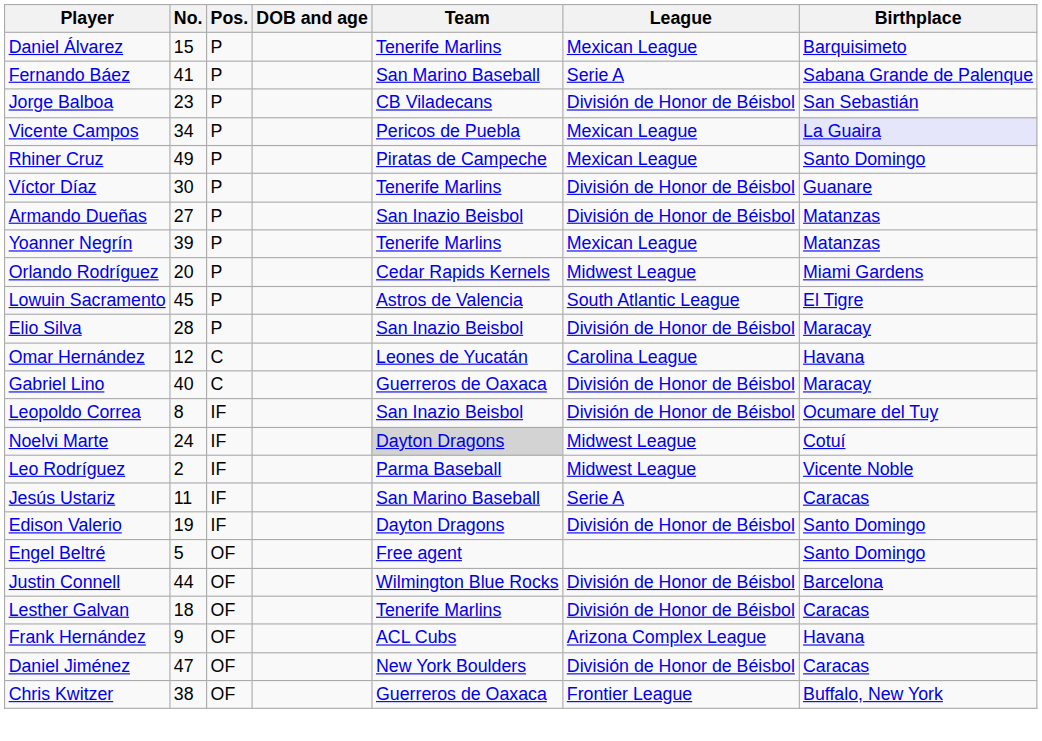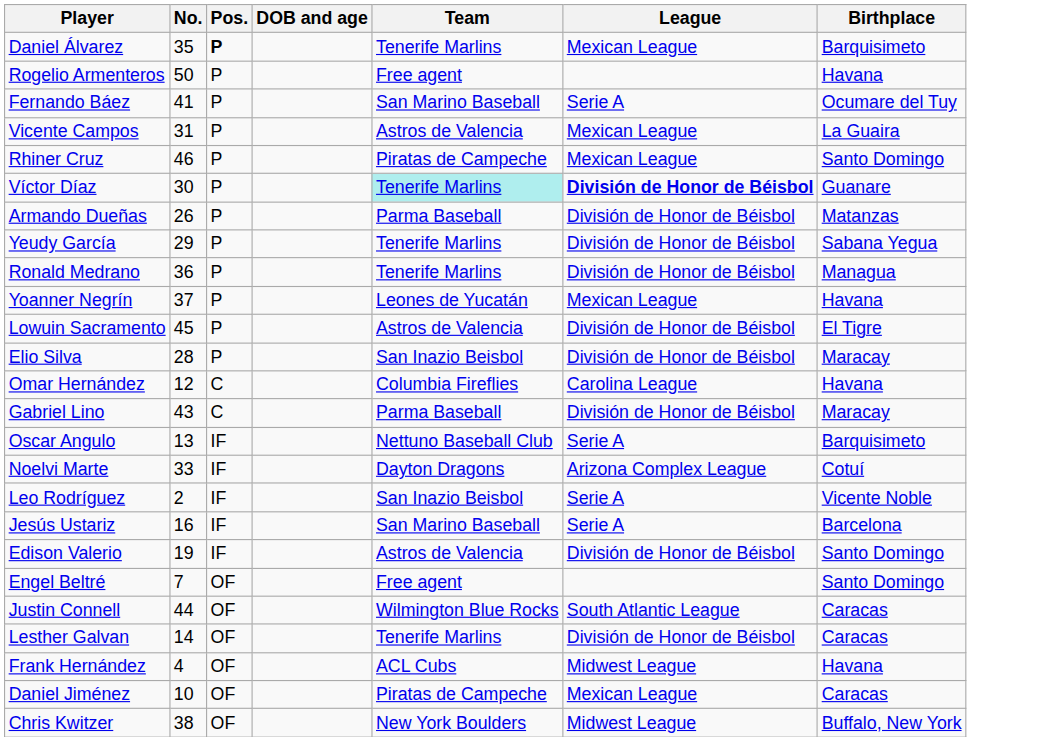(184, 46) 15 -> (184, 46) 35
(217, 46) normal -> (217, 46) bold
+ row: (87, 74)
(918, 74) Sabana Grande de Palenque -> (889, 103) Ocumare del Tuy
- row: (61, 103)
(184, 131) 34 -> (184, 131) 31
(448, 131) Pericos de Puebla -> (449, 131) Astros de Valencia
(842, 131) lavender background -> (861, 131) no background
(184, 159) 49 -> (184, 159) 46
(439, 187) no background -> (439, 187) paleturquoise background
(681, 187) normal -> (690, 187) bold
(184, 215) 27 -> (184, 215) 26
(450, 215) San Inazio Beisbol -> (439, 215) Parma Baseball
+ row: (62, 243)
+ row: (74, 272)
(184, 243) 39 -> (184, 300) 37
(439, 243) Tenerife Marlins -> (452, 300) Leones de Yucatán
(842, 243) Matanzas -> (852, 300) Havana
- row: (84, 272)
(653, 300) South Atlantic League -> (681, 328) División de Honor de Béisbol
(452, 356) Leones de Yucatán -> (447, 384) Columbia Fireflies
(184, 384) 40 -> (184, 412) 43
(461, 384) Guerreros de Oaxaca -> (439, 412) Parma Baseball
+ row: (62, 441)
- row: (75, 412)
(184, 441) 24 -> (184, 469) 33
(440, 441) lightgrey background -> (440, 469) no background
(631, 441) Midwest League -> (667, 469) Arizona Complex League
(439, 469) Parma Baseball -> (450, 497) San Inazio Beisbol
(631, 469) Midwest League -> (595, 497) Serie A
(183, 497) 11 -> (184, 525) 16
(836, 497) Caracas -> (862, 525) Barcelona
(440, 525) Dayton Dragons -> (449, 553) Astros de Valencia
(179, 553) 5 -> (179, 581) 7
(681, 581) División de Honor de Béisbol -> (653, 610) South Atlantic League
(843, 581) Barcelona -> (855, 610) Caracas
(184, 610) 18 -> (184, 638) 14
(179, 638) 9 -> (179, 666) 4
(667, 638) Arizona Complex League -> (631, 666) Midwest League
(184, 666) 47 -> (184, 694) 10
(451, 666) New York Boulders -> (461, 694) Piratas de Campeche
(681, 666) División de Honor de Béisbol -> (632, 694) Mexican League
(461, 694) Guerreros de Oaxaca -> (451, 722) New York Boulders
(630, 694) Frontier League -> (631, 722) Midwest League
